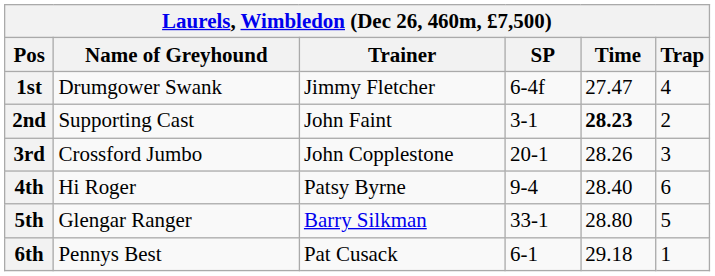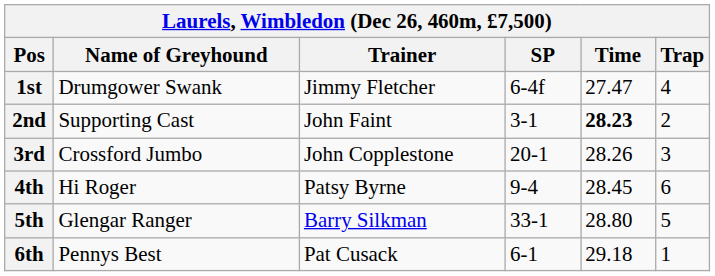(609, 187) 28.40 -> (609, 187) 28.45
